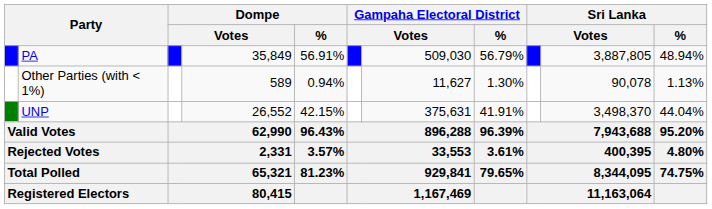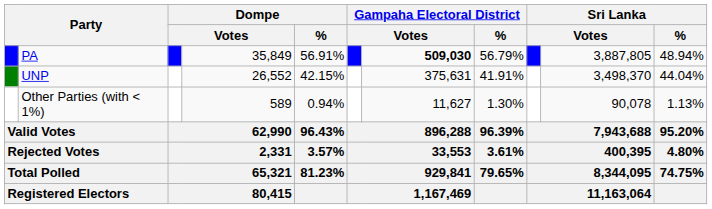(448, 55) normal -> (448, 55) bold
rows swapped: (35, 111) <-> (81, 83)
